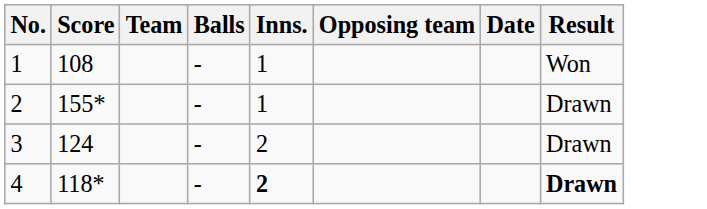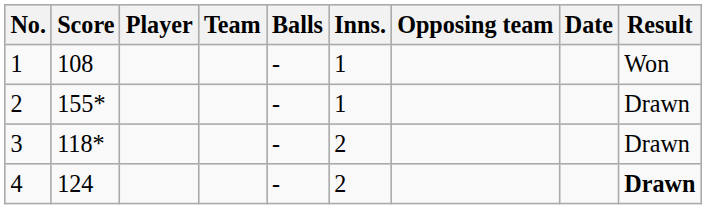+ column: (159, 24)
(75, 144) 124 -> (81, 144) 118*
(81, 184) 118* -> (75, 184) 124
(262, 184) bold -> (340, 184) normal
